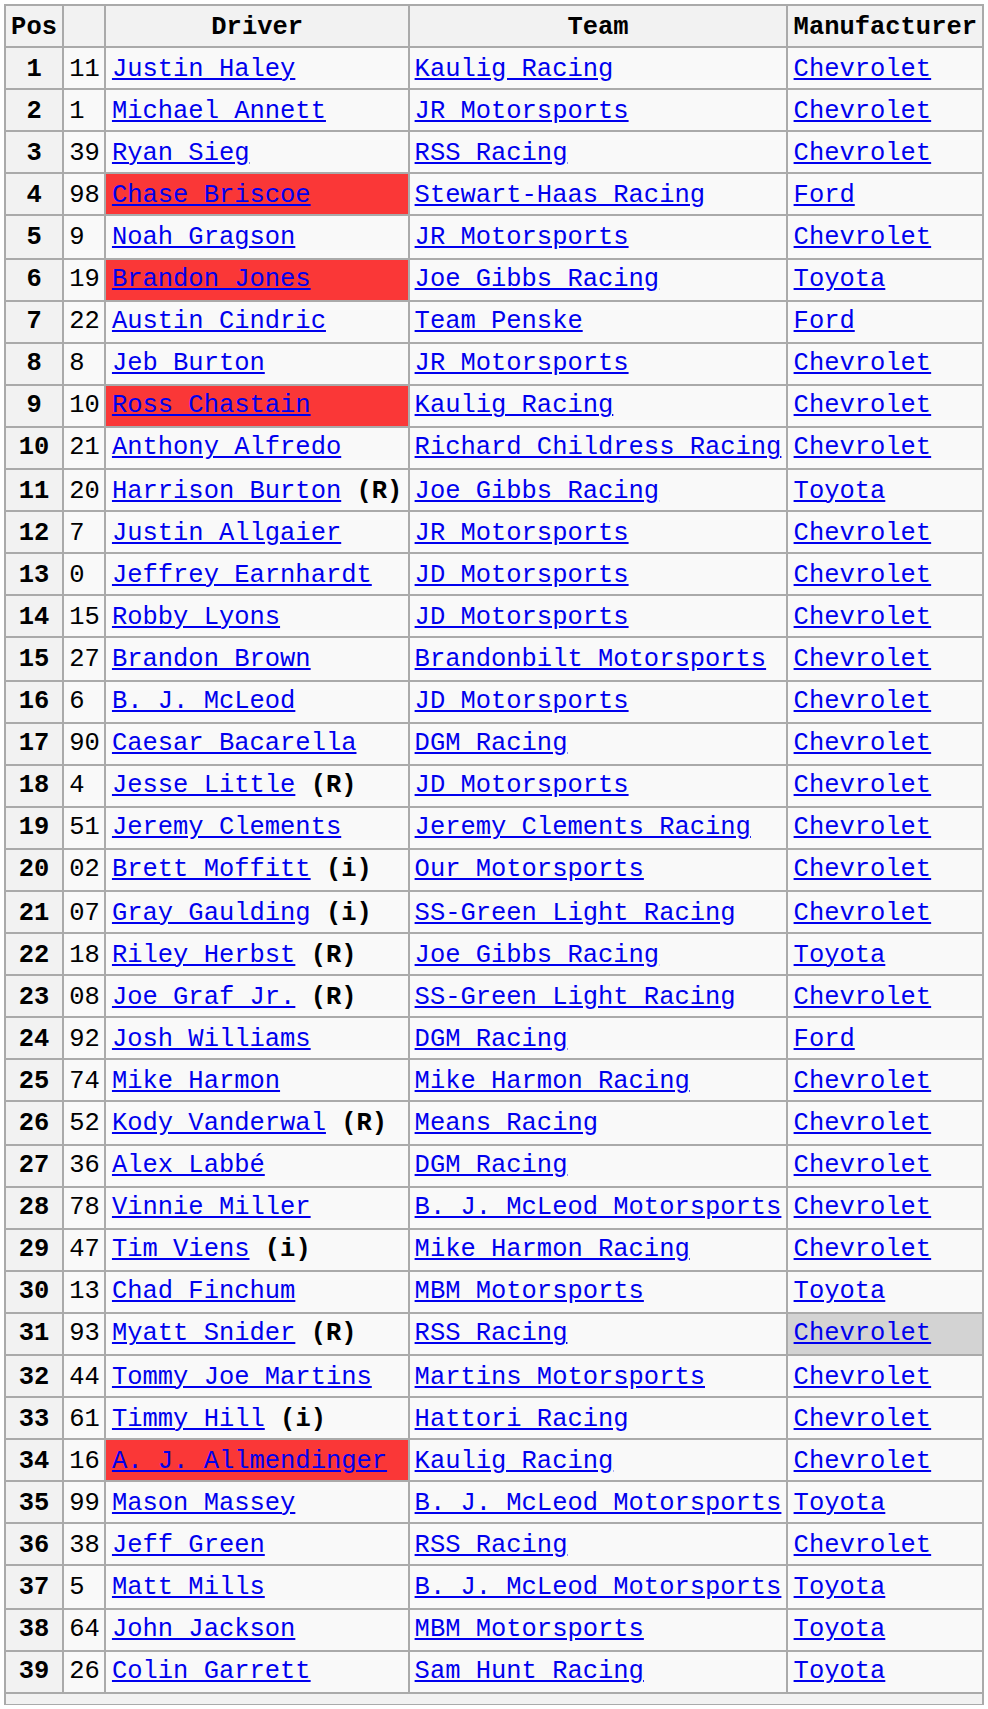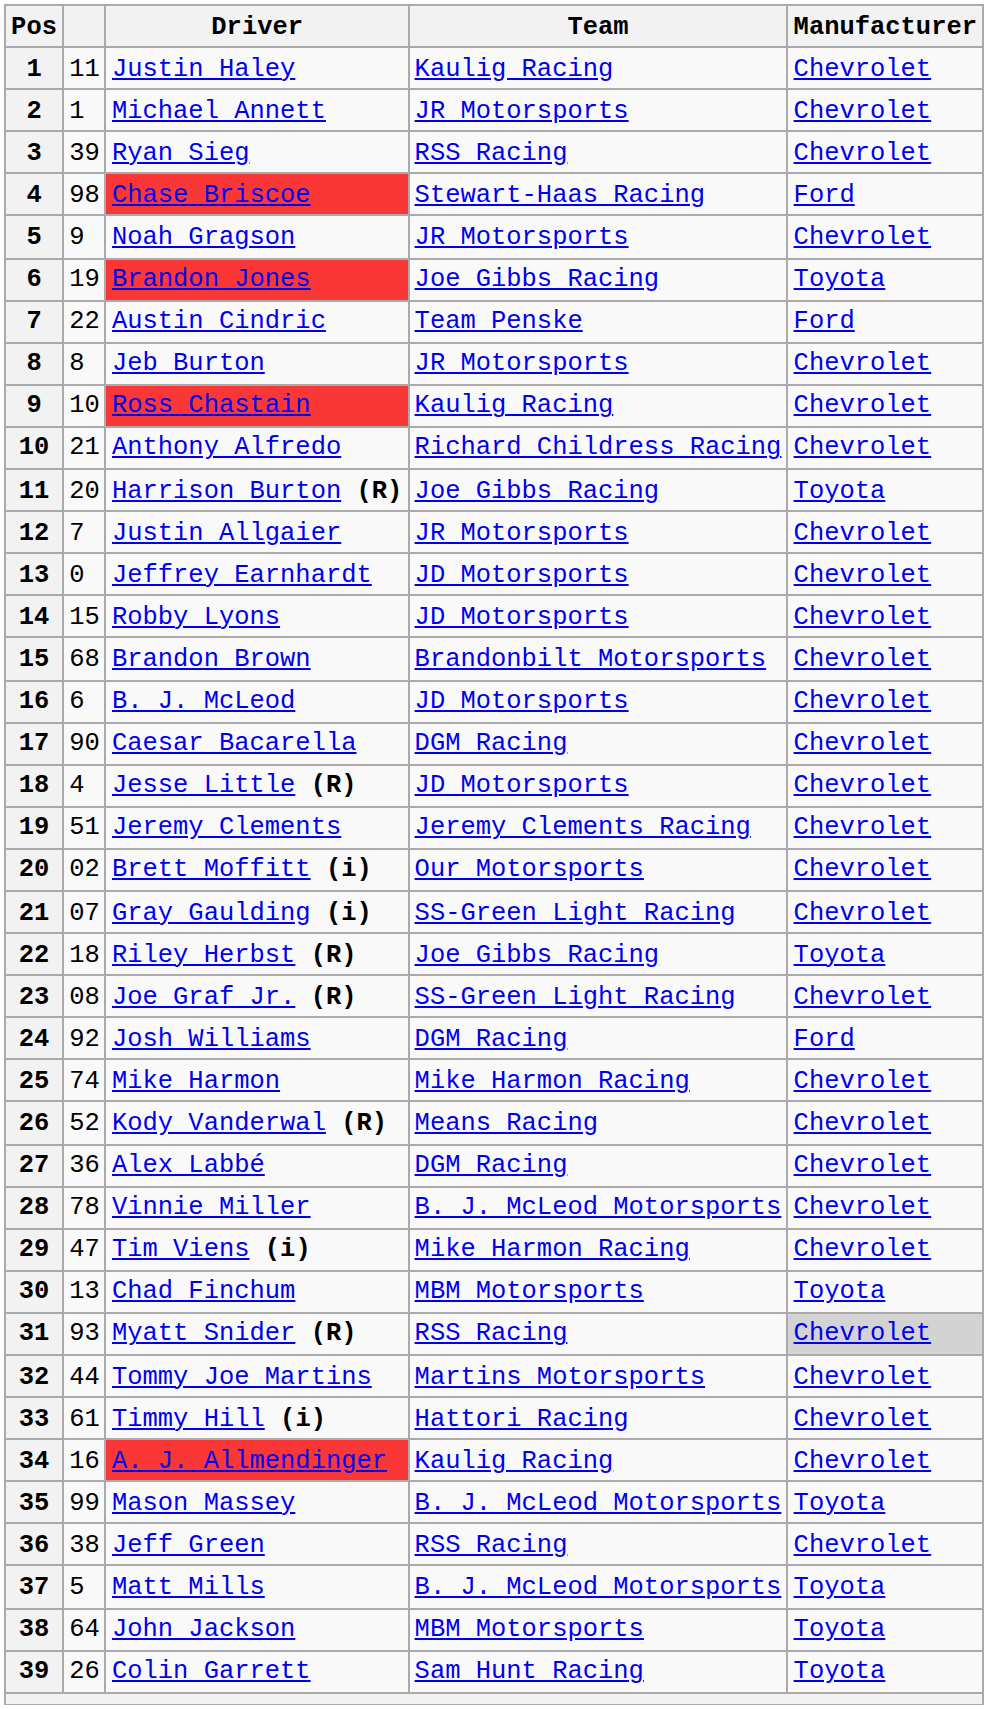(84, 659) 27 -> (84, 659) 68
